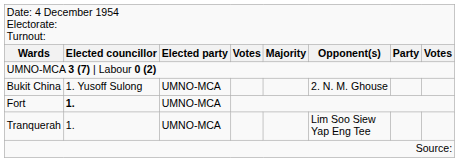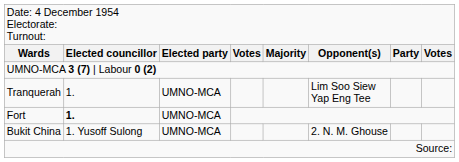rows swapped: (34, 86) <-> (34, 126)
